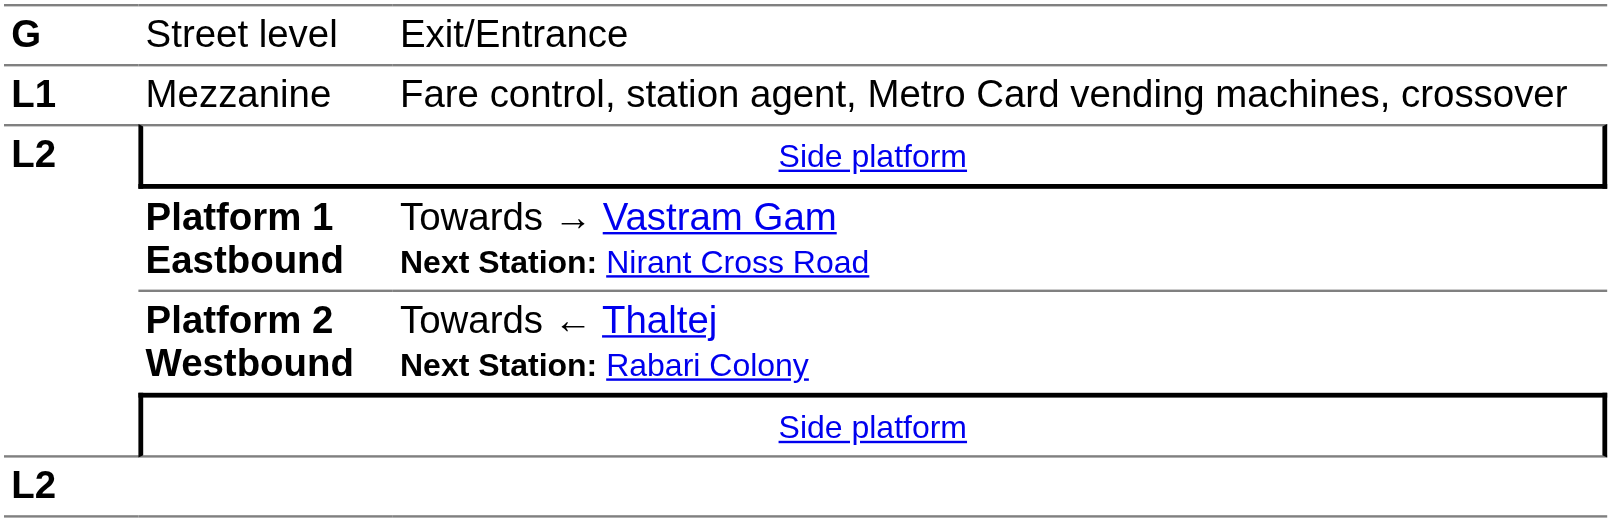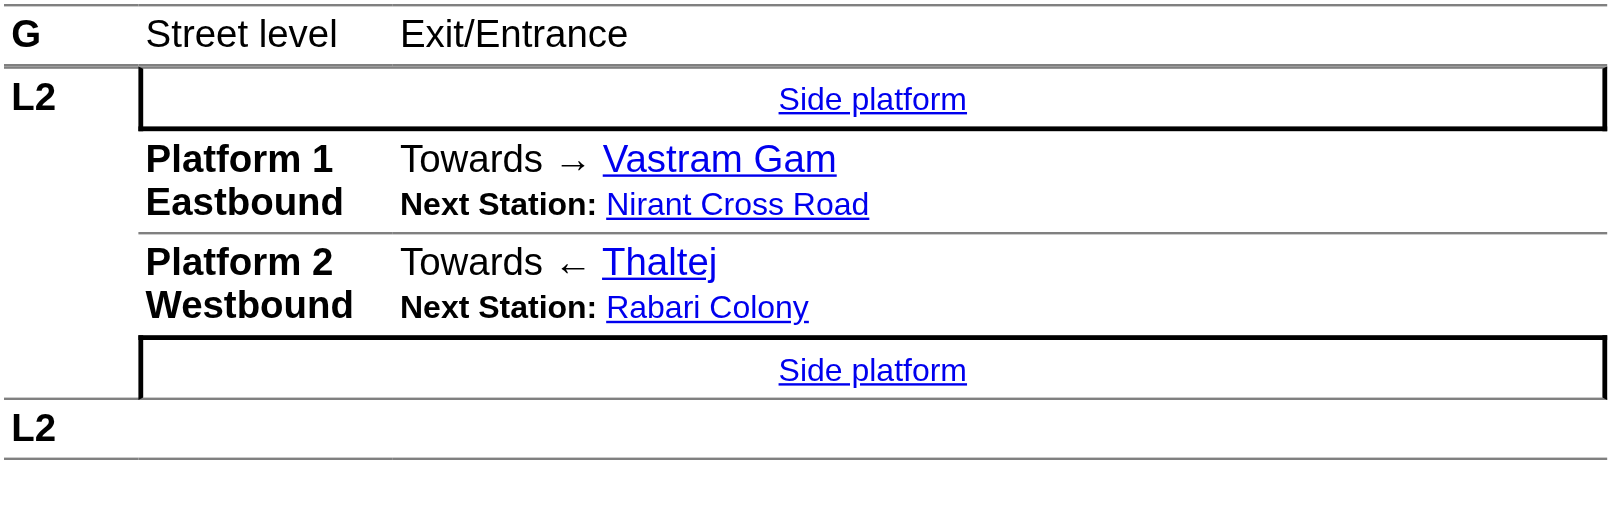- row: (238, 94)
